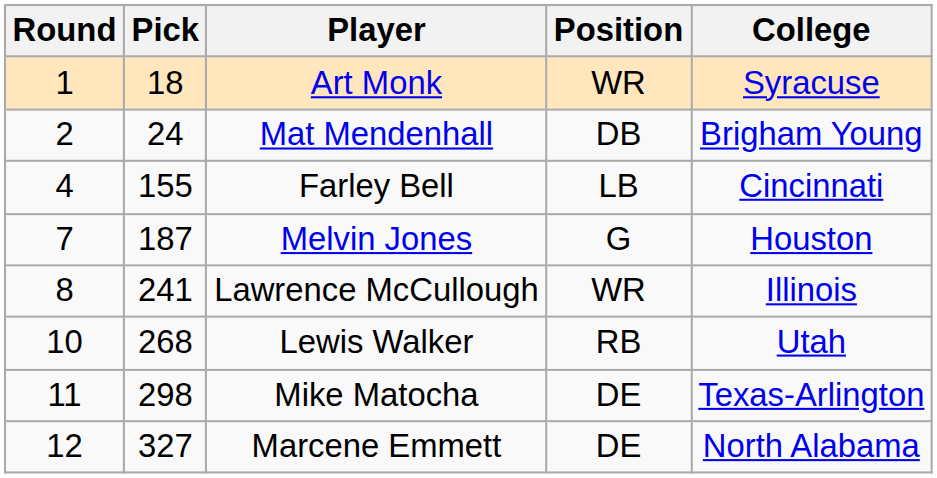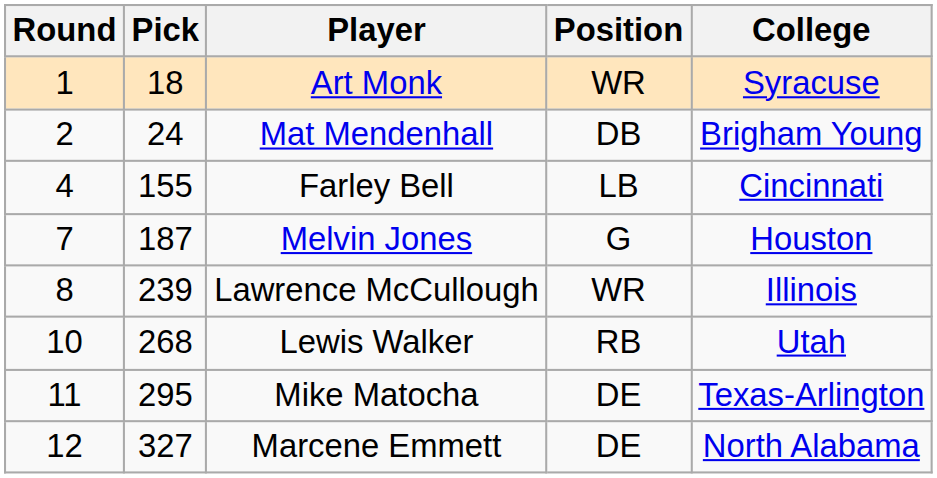(165, 290) 241 -> (165, 290) 239
(165, 394) 298 -> (165, 394) 295
